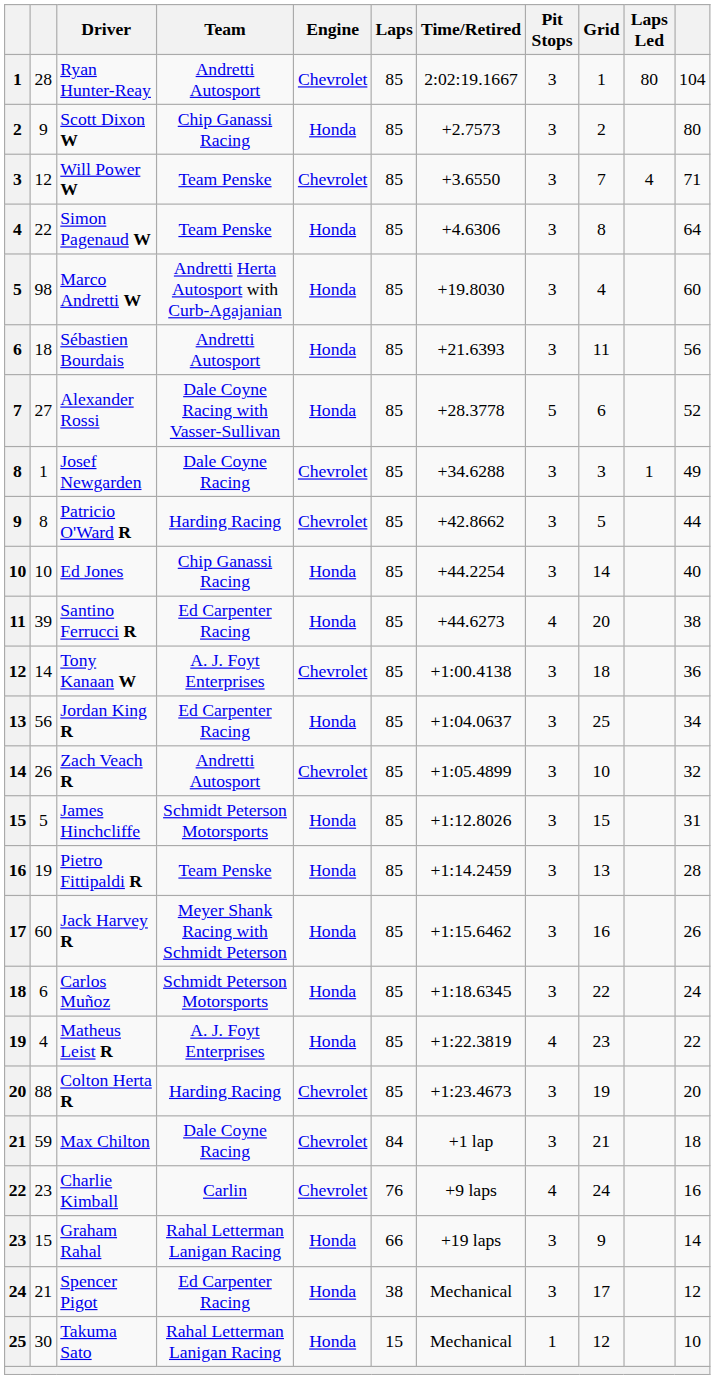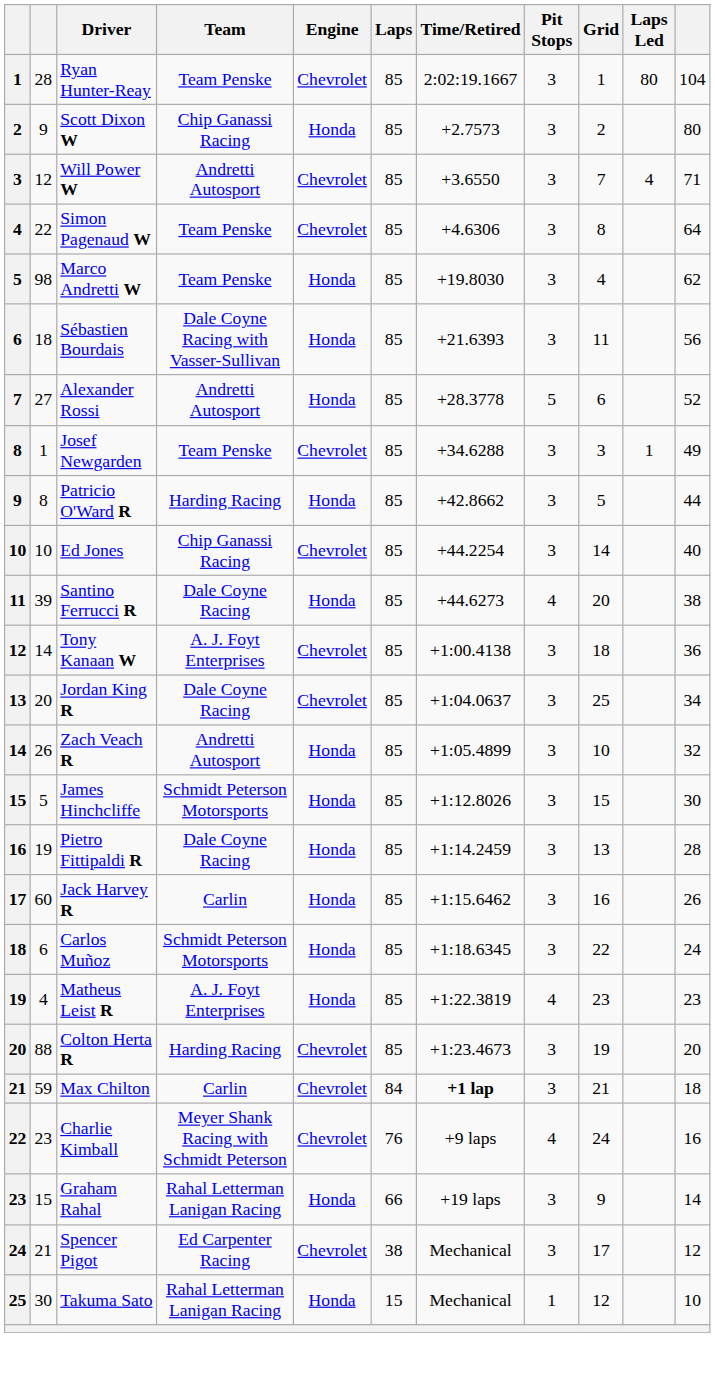(225, 79) Andretti Autosport -> (225, 79) Team Penske
(225, 179) Team Penske -> (225, 179) Andretti Autosport
(333, 229) Honda -> (332, 229) Chevrolet
(225, 289) Andretti Herta Autosport with Curb-Agajanian -> (225, 279) Team Penske
(692, 289) 60 -> (692, 279) 62
(225, 350) Andretti Autosport -> (225, 339) Dale Coyne Racing with Vasser-Sullivan
(225, 410) Dale Coyne Racing with Vasser-Sullivan -> (225, 400) Andretti Autosport
(225, 471) Dale Coyne Racing -> (225, 450) Team Penske
(333, 520) Chevrolet -> (332, 500) Honda
(333, 570) Honda -> (332, 550) Chevrolet
(225, 620) Ed Carpenter Racing -> (225, 600) Dale Coyne Racing
(43, 720) 56 -> (43, 699) 20
(225, 720) Ed Carpenter Racing -> (225, 699) Dale Coyne Racing
(333, 720) Honda -> (332, 699) Chevrolet
(333, 770) Chevrolet -> (332, 749) Honda
(692, 820) 31 -> (692, 799) 30
(225, 870) Team Penske -> (225, 849) Dale Coyne Racing
(225, 931) Meyer Shank Racing with Schmidt Peterson -> (225, 899) Carlin
(692, 1041) 22 -> (692, 999) 23
(225, 1141) Dale Coyne Racing -> (225, 1089) Carlin
(471, 1141) normal -> (471, 1089) bold
(225, 1191) Carlin -> (225, 1139) Meyer Shank Racing with Schmidt Peterson
(333, 1291) Honda -> (332, 1249) Chevrolet
